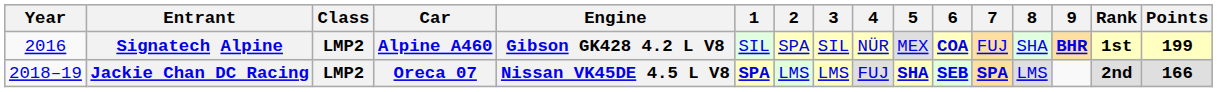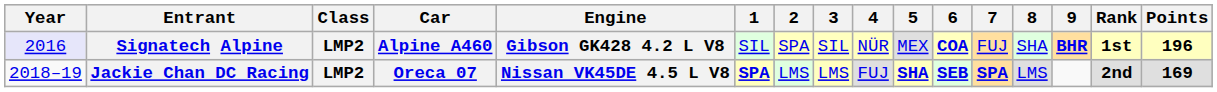(45, 46) no background -> (45, 46) lavender background
(1177, 46) 199 -> (1177, 46) 196
(1177, 73) 166 -> (1177, 73) 169
